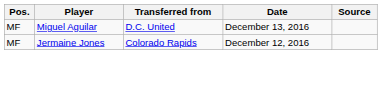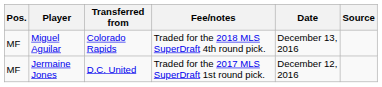+ column: (213, 17)
(150, 27) D.C. United -> (106, 43) Colorado Rapids
(161, 42) Colorado Rapids -> (111, 69) D.C. United
